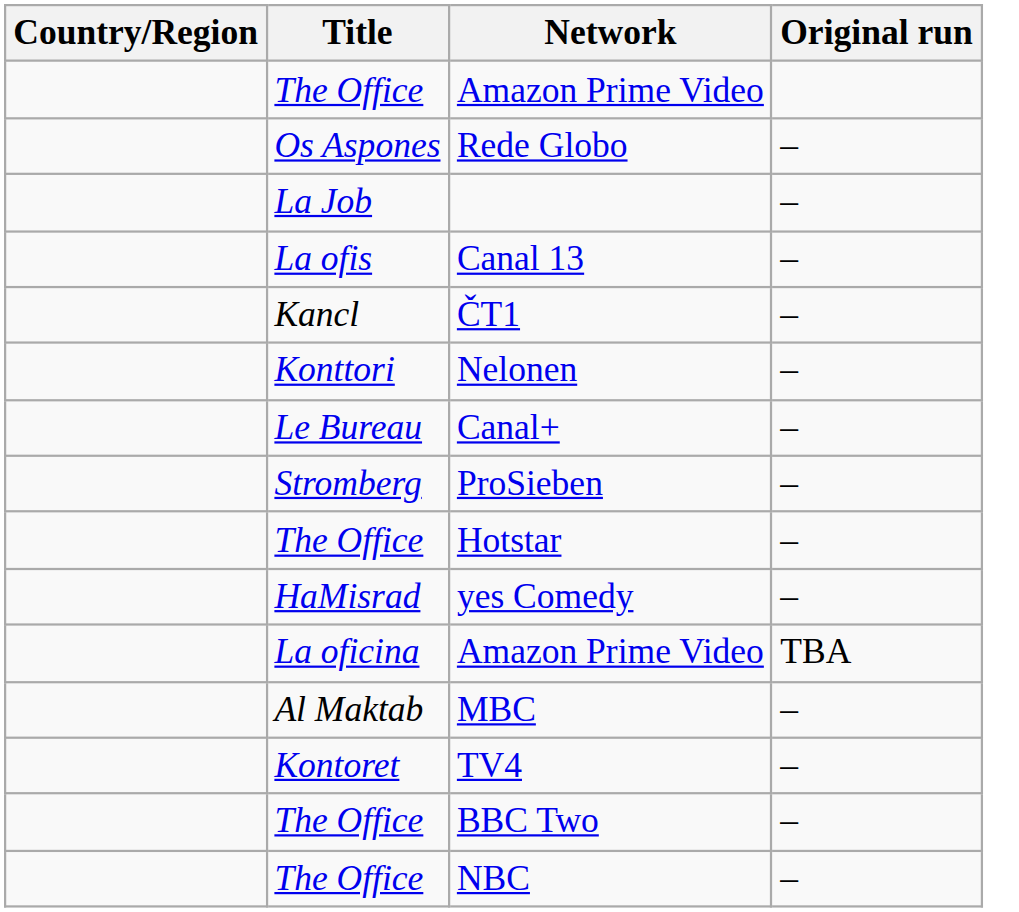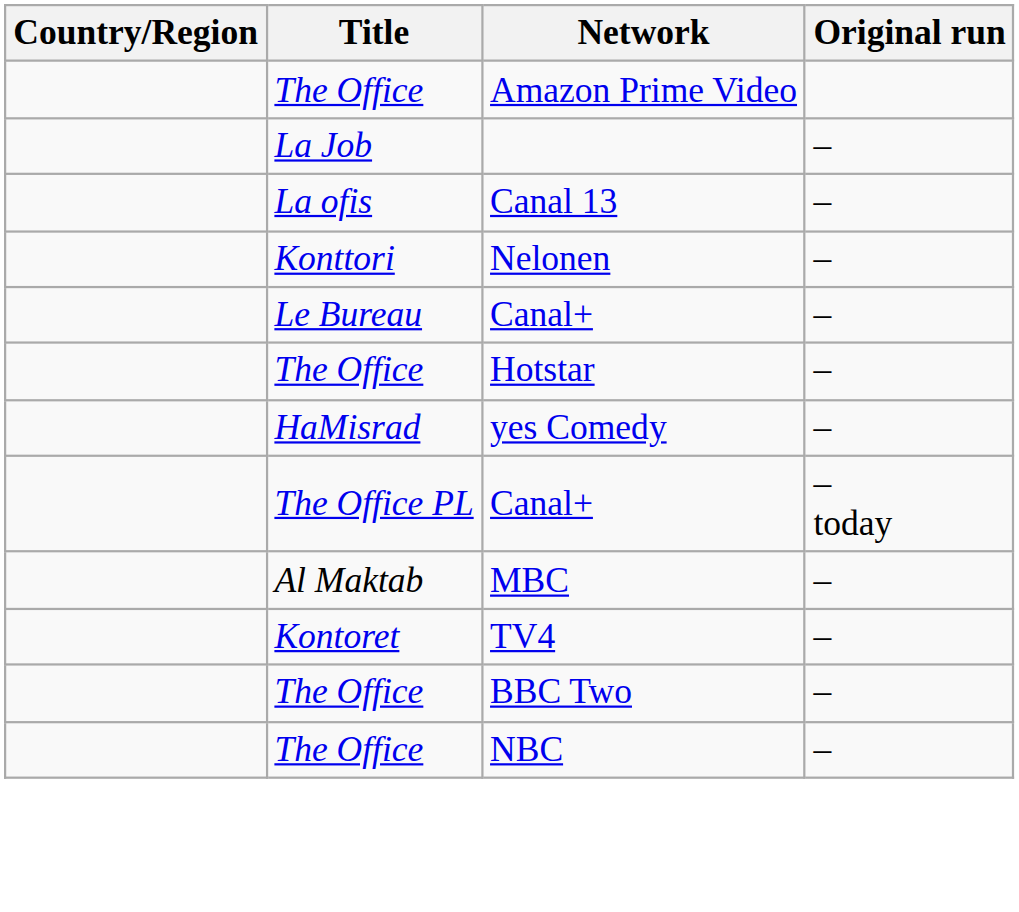- row: (357, 145)
- row: (317, 314)
- row: (348, 483)
- row: (347, 652)
+ row: (374, 503)
